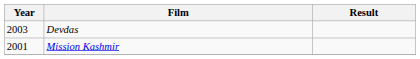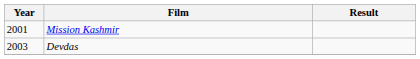rows swapped: (83, 46) <-> (62, 29)
